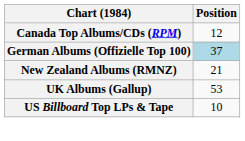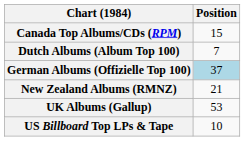(216, 32) 12 -> (216, 32) 15
+ row: (99, 51)
